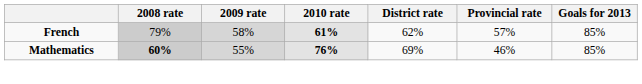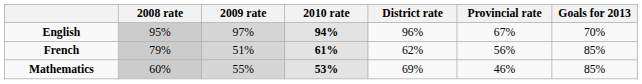+ row: (61, 32)
(243, 32) 58% -> (243, 50) 51%
(505, 32) 57% -> (505, 50) 56%
(160, 50) bold -> (160, 69) normal
(326, 50) 76% -> (326, 69) 53%
